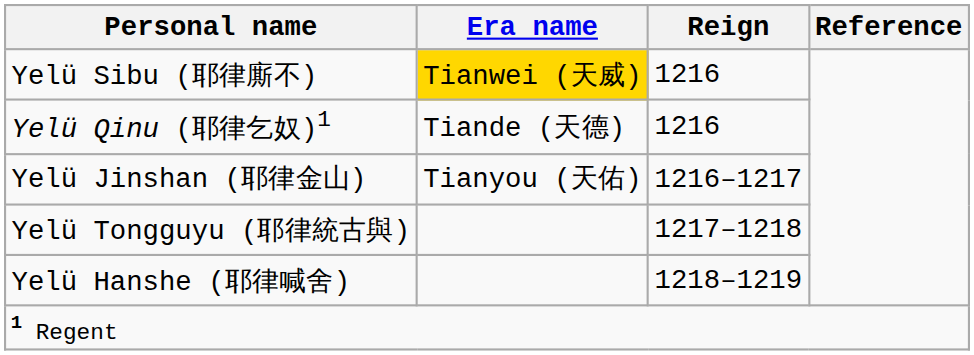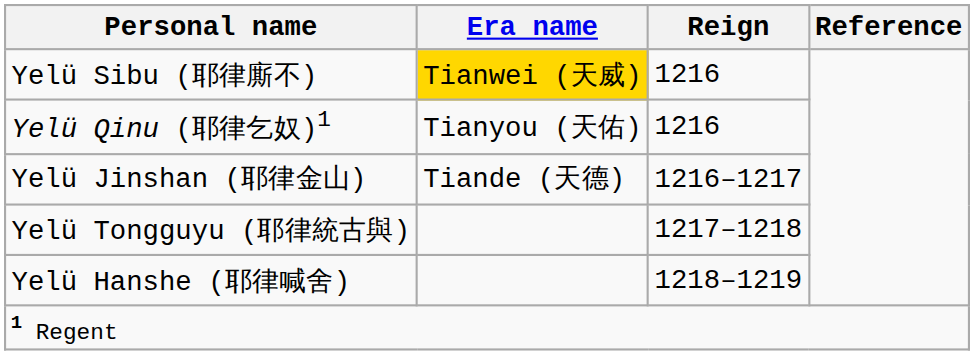(524, 128) Tiande (天德) -> (532, 128) Tianyou (天佑)
(532, 180) Tianyou (天佑) -> (524, 180) Tiande (天德)
